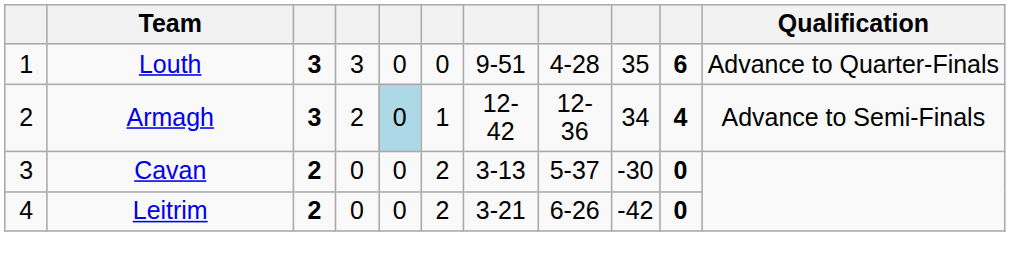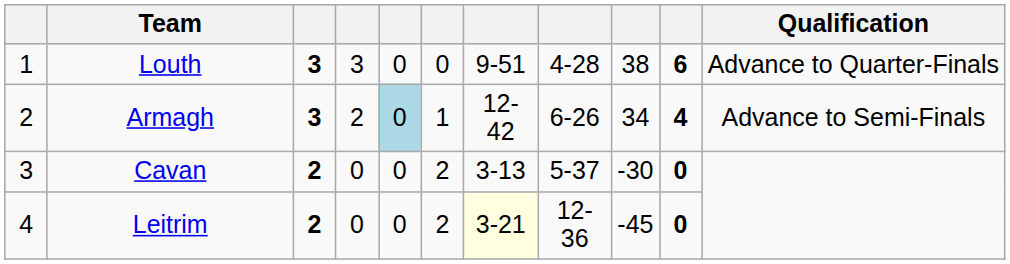(635, 63) 35 -> (635, 63) 38
(575, 117) 12-36 -> (575, 117) 6-26
(501, 210) no background -> (501, 224) lightyellow background
(575, 210) 6-26 -> (575, 224) 12-36
(635, 210) -42 -> (635, 224) -45
